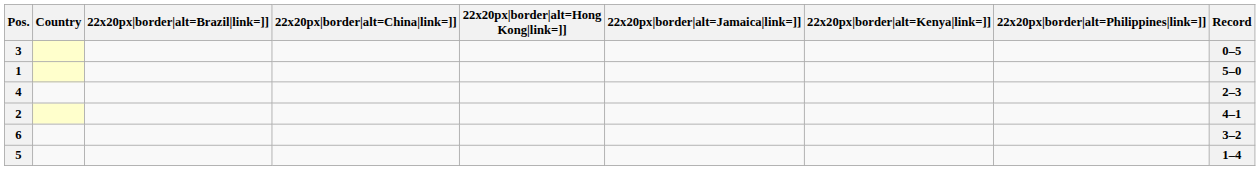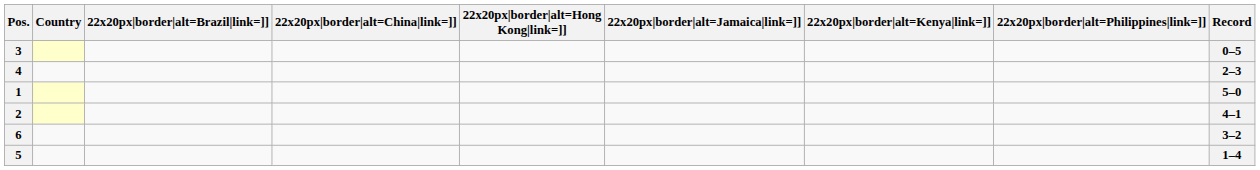rows swapped: (18, 72) <-> (18, 93)
